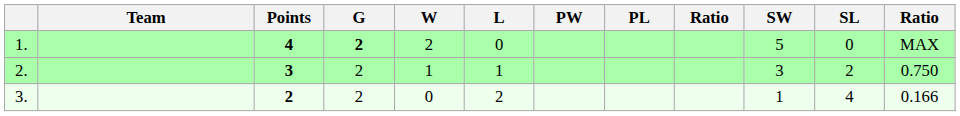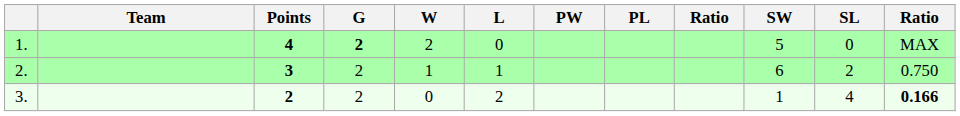(779, 70) 3 -> (779, 70) 6
(920, 96) normal -> (920, 96) bold
